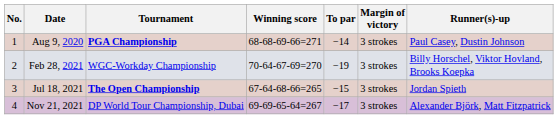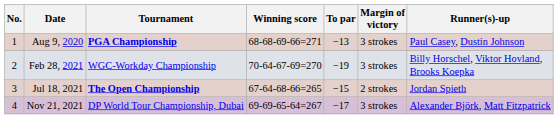(341, 42) −14 -> (341, 42) −13
(379, 88) 3 strokes -> (379, 88) 2 strokes
